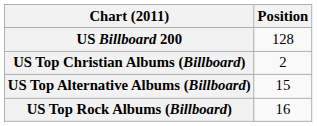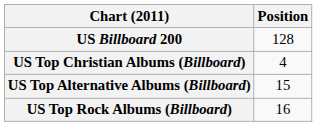(283, 62) 2 -> (283, 62) 4
